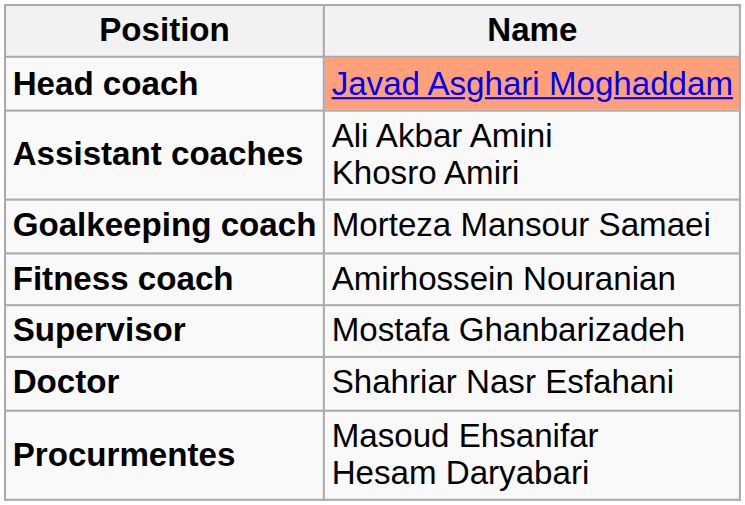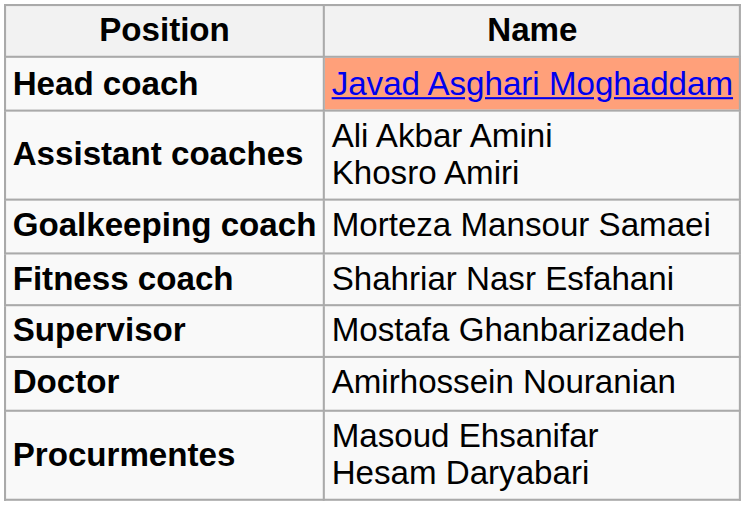(504, 278) Amirhossein Nouranian -> (503, 278) Shahriar Nasr Esfahani
(503, 383) Shahriar Nasr Esfahani -> (504, 383) Amirhossein Nouranian
